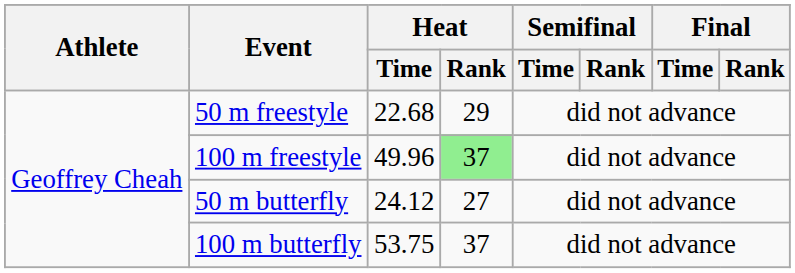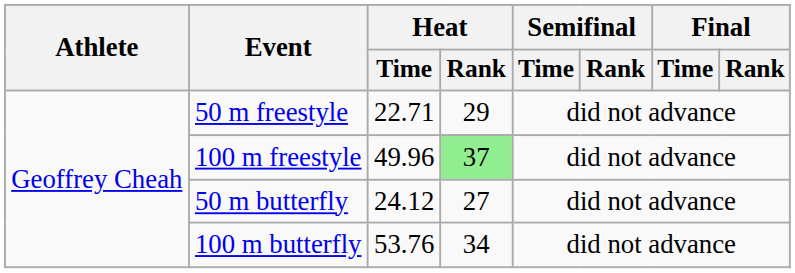(404, 112) 22.68 -> (404, 112) 22.71
(404, 245) 53.75 -> (404, 245) 53.76
(476, 245) 37 -> (476, 245) 34
